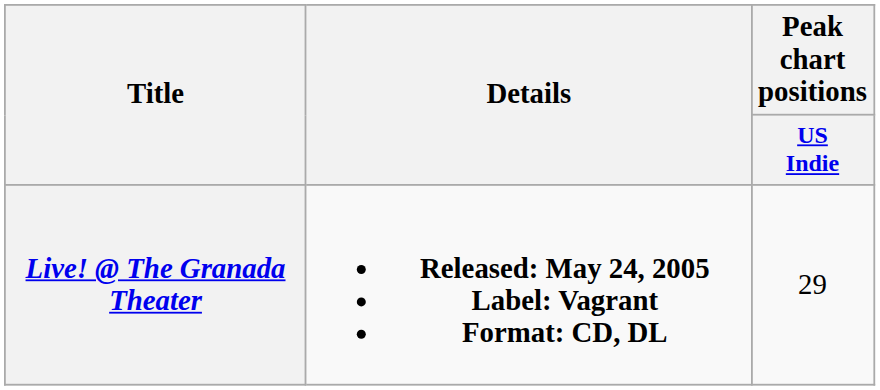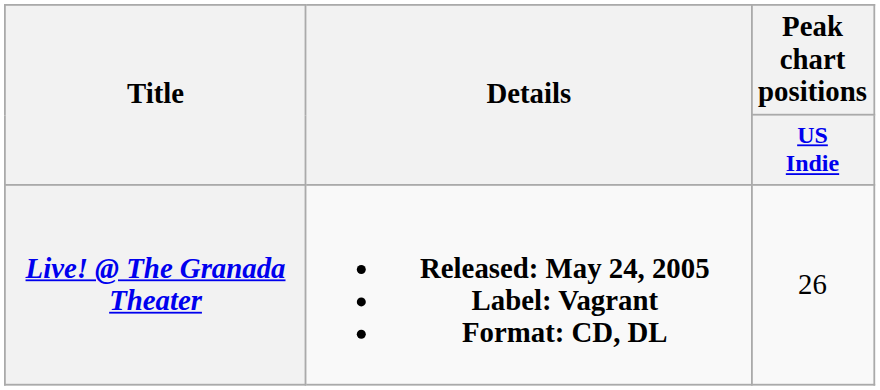(813, 284) 29 -> (813, 284) 26
